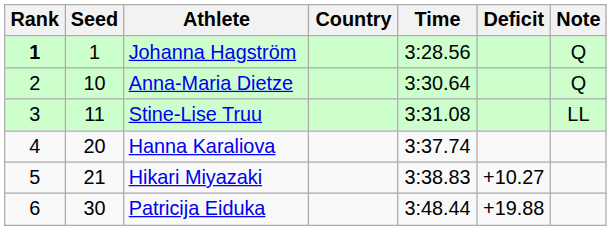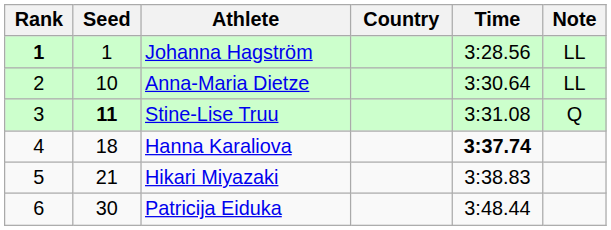- column: (514, 20)
(578, 51) Q -> (575, 51) LL
(578, 83) Q -> (575, 83) LL
(94, 114) normal -> (107, 114) bold
(578, 114) LL -> (575, 114) Q
(94, 146) 20 -> (107, 146) 18
(437, 146) normal -> (497, 146) bold
